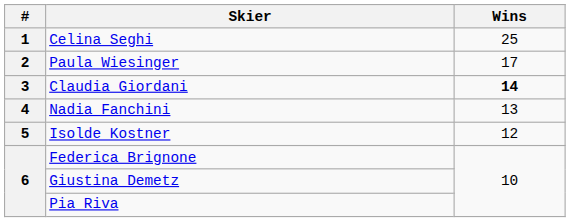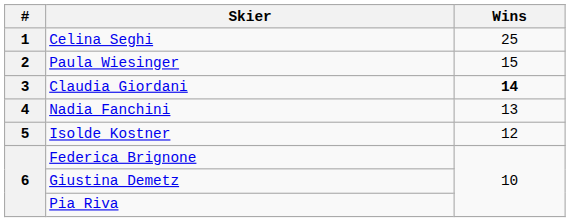(510, 63) 17 -> (510, 63) 15
